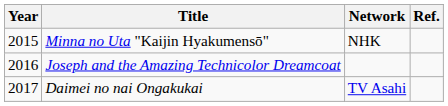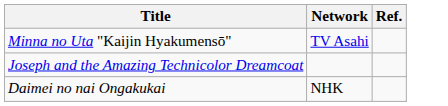- column: (23, 16)
(364, 40) NHK -> (340, 40) TV Asahi
(377, 88) TV Asahi -> (327, 88) NHK
